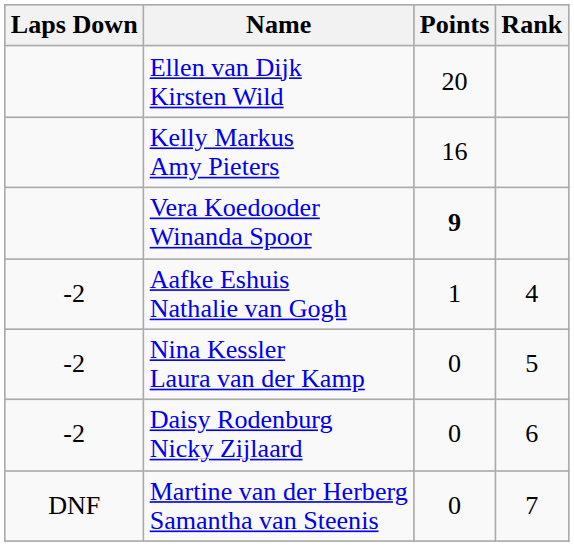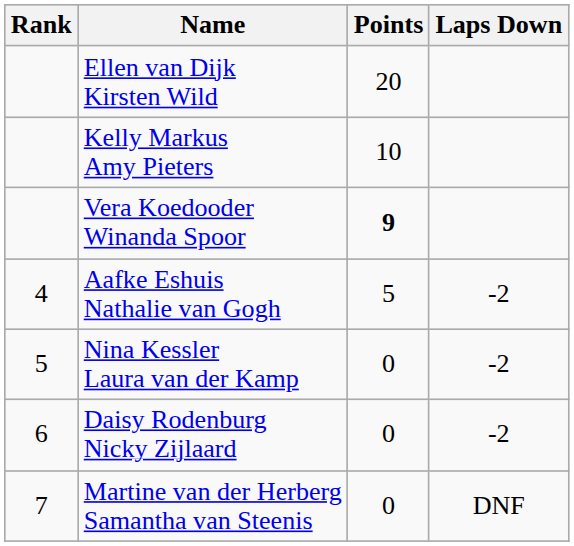columns swapped: (532, 25) <-> (74, 25)
(455, 151) 16 -> (389, 151) 10
(455, 293) 1 -> (389, 293) 5
